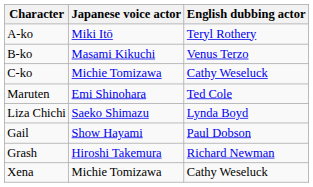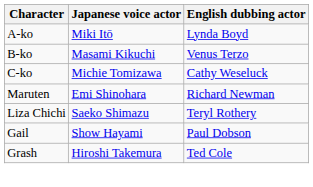(222, 34) Teryl Rothery -> (218, 34) Lynda Boyd
(209, 93) Ted Cole -> (231, 93) Richard Newman
(218, 113) Lynda Boyd -> (222, 113) Teryl Rothery
(231, 152) Richard Newman -> (209, 152) Ted Cole
- row: (20, 172)
